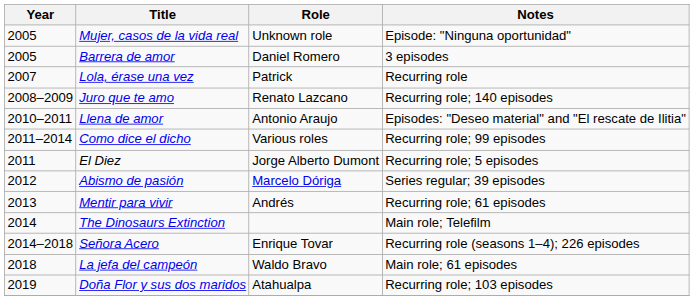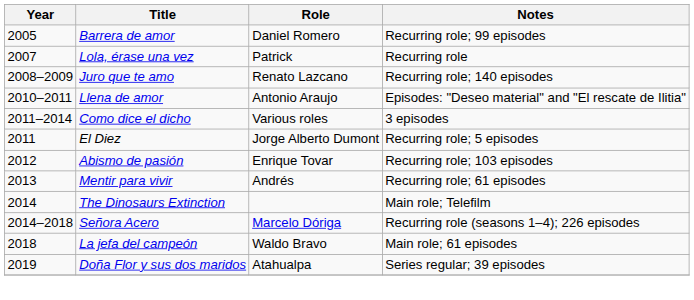- row: (159, 35)
(417, 56) 3 episodes -> (465, 35) Recurring role; 99 episodes
(465, 139) Recurring role; 99 episodes -> (417, 118) 3 episodes
(297, 181) Marcelo Dóriga -> (293, 160) Enrique Tovar
(465, 181) Series regular; 39 episodes -> (469, 160) Recurring role; 103 episodes
(293, 243) Enrique Tovar -> (297, 222) Marcelo Dóriga
(469, 285) Recurring role; 103 episodes -> (465, 264) Series regular; 39 episodes
